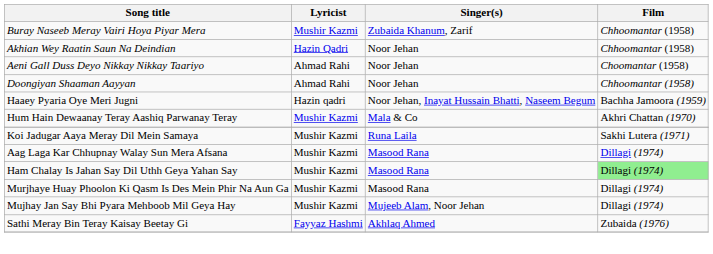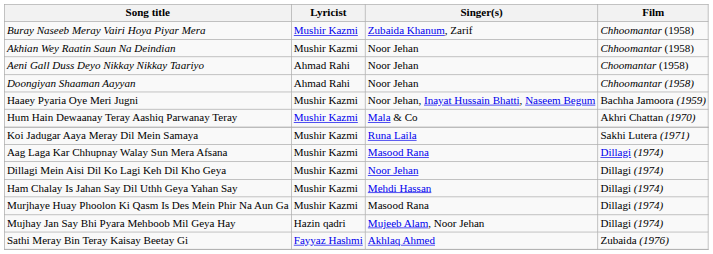(321, 48) Hazin Qadri -> (326, 48) Mushir Kazmi
(320, 100) Hazin qadri -> (326, 100) Mushir Kazmi
+ row: (117, 170)
(398, 170) Masood Rana -> (400, 188) Mehdi Hassan
(632, 170) lightgreen background -> (632, 188) no background
(326, 205) Mushir Kazmi -> (320, 223) Hazin qadri
